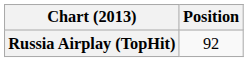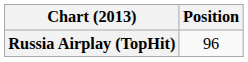(211, 43) 92 -> (211, 43) 96
